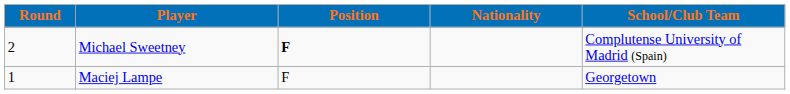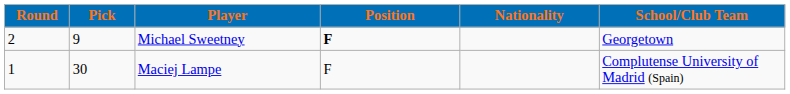+ column: (102, 15)
(663, 46) Complutense University of Madrid (Spain) -> (638, 38) Georgetown
(621, 77) Georgetown -> (680, 69) Complutense University of Madrid (Spain)
